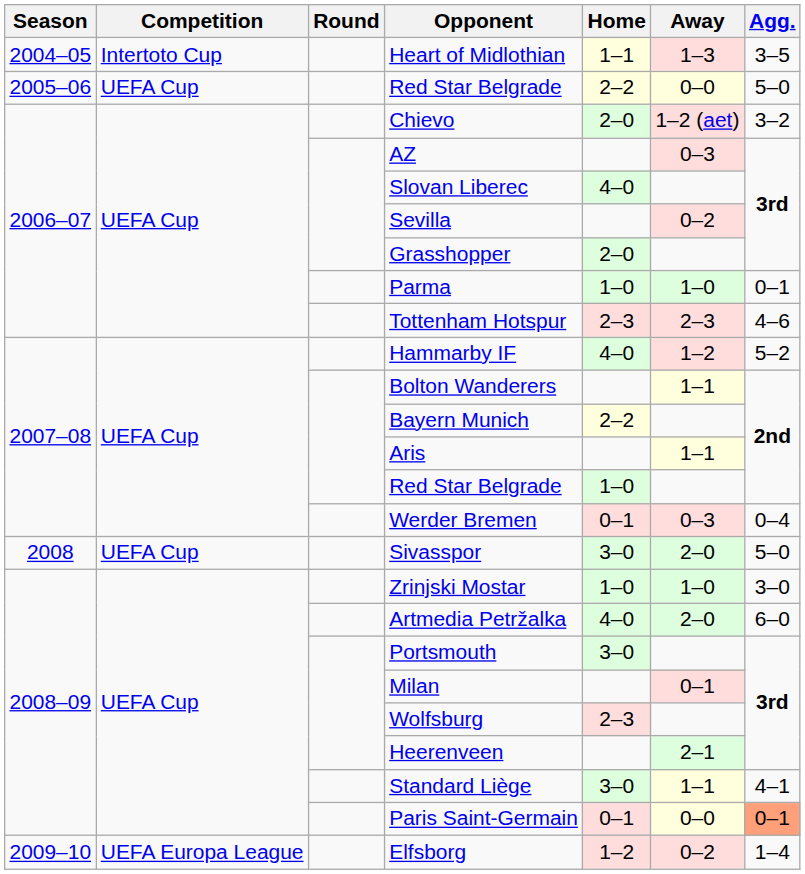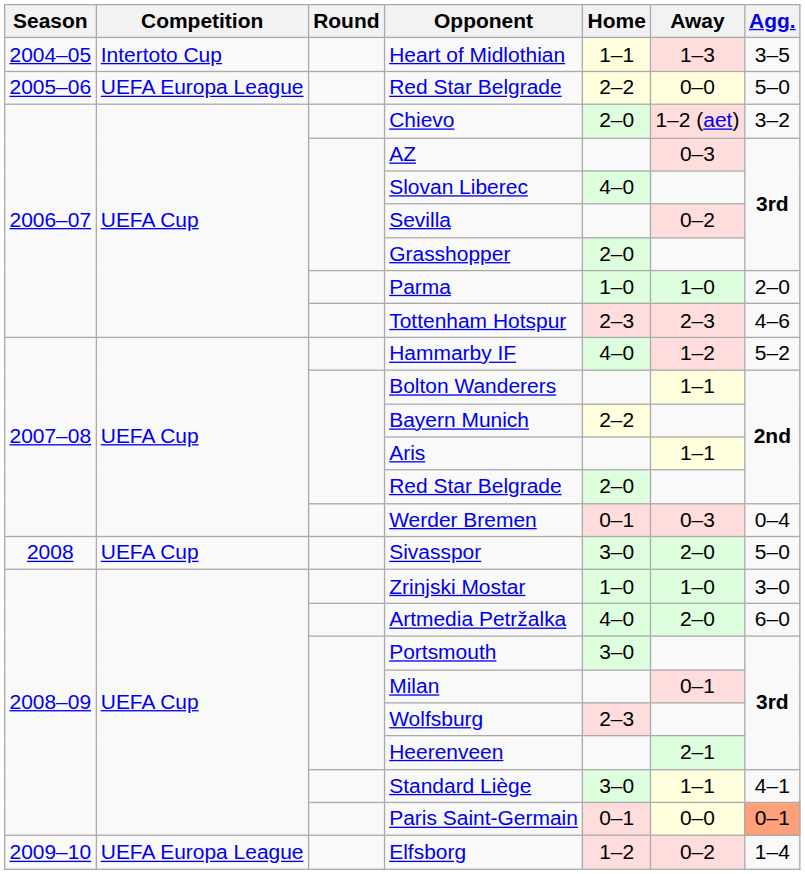(150, 87) UEFA Cup -> (202, 87) UEFA Europa League
(772, 287) 0–1 -> (772, 287) 2–0
(617, 486) 1–0 -> (617, 486) 2–0
